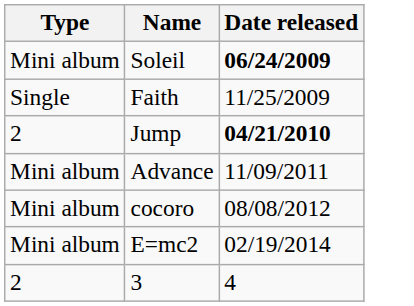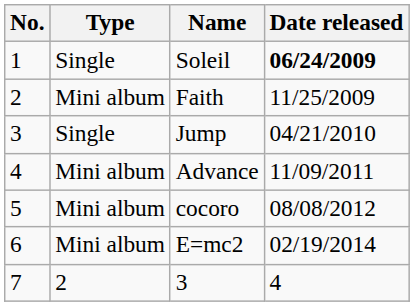+ column: (27, 23)
(65, 60) Mini album -> (85, 60) Single
(40, 97) Single -> (110, 97) Mini album
(16, 134) 2 -> (85, 134) Single
(278, 134) bold -> (323, 134) normal
